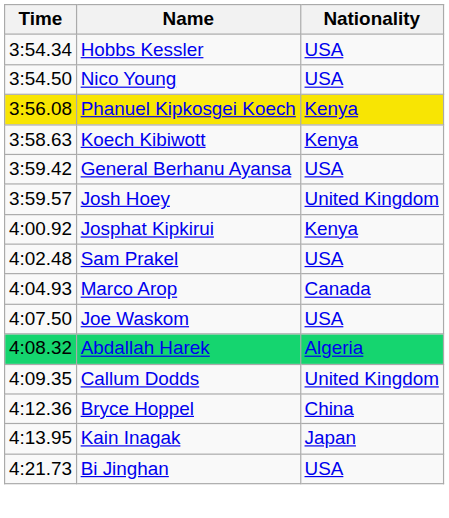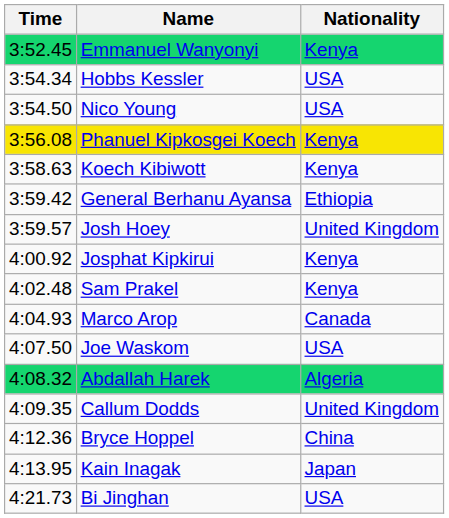+ row: (169, 49)
(324, 169) USA -> (339, 199) Ethiopia
(324, 259) USA -> (331, 288) Kenya
